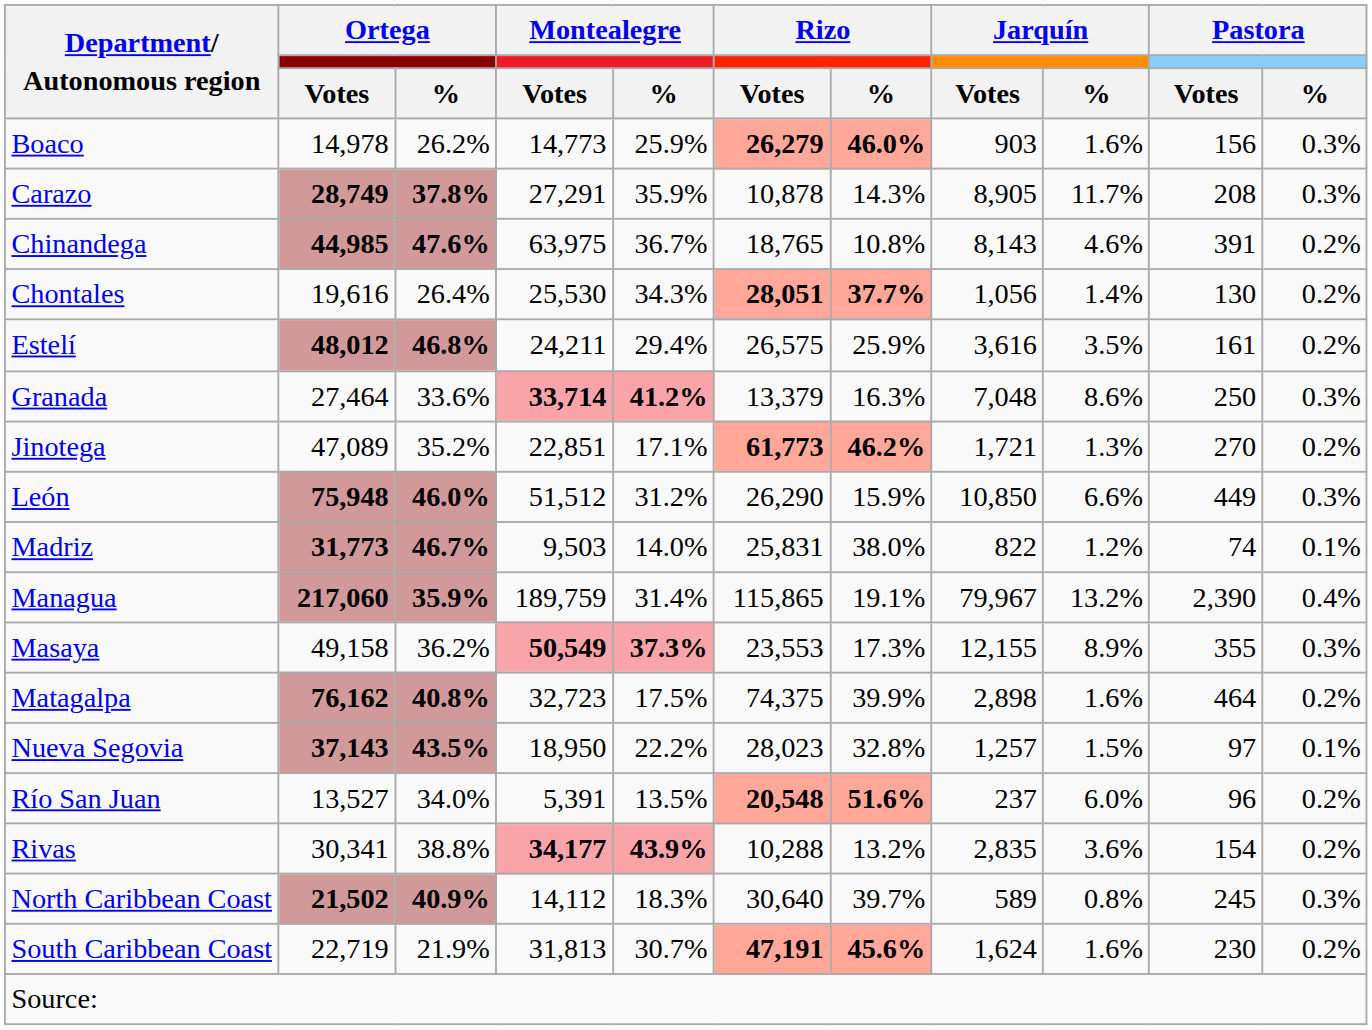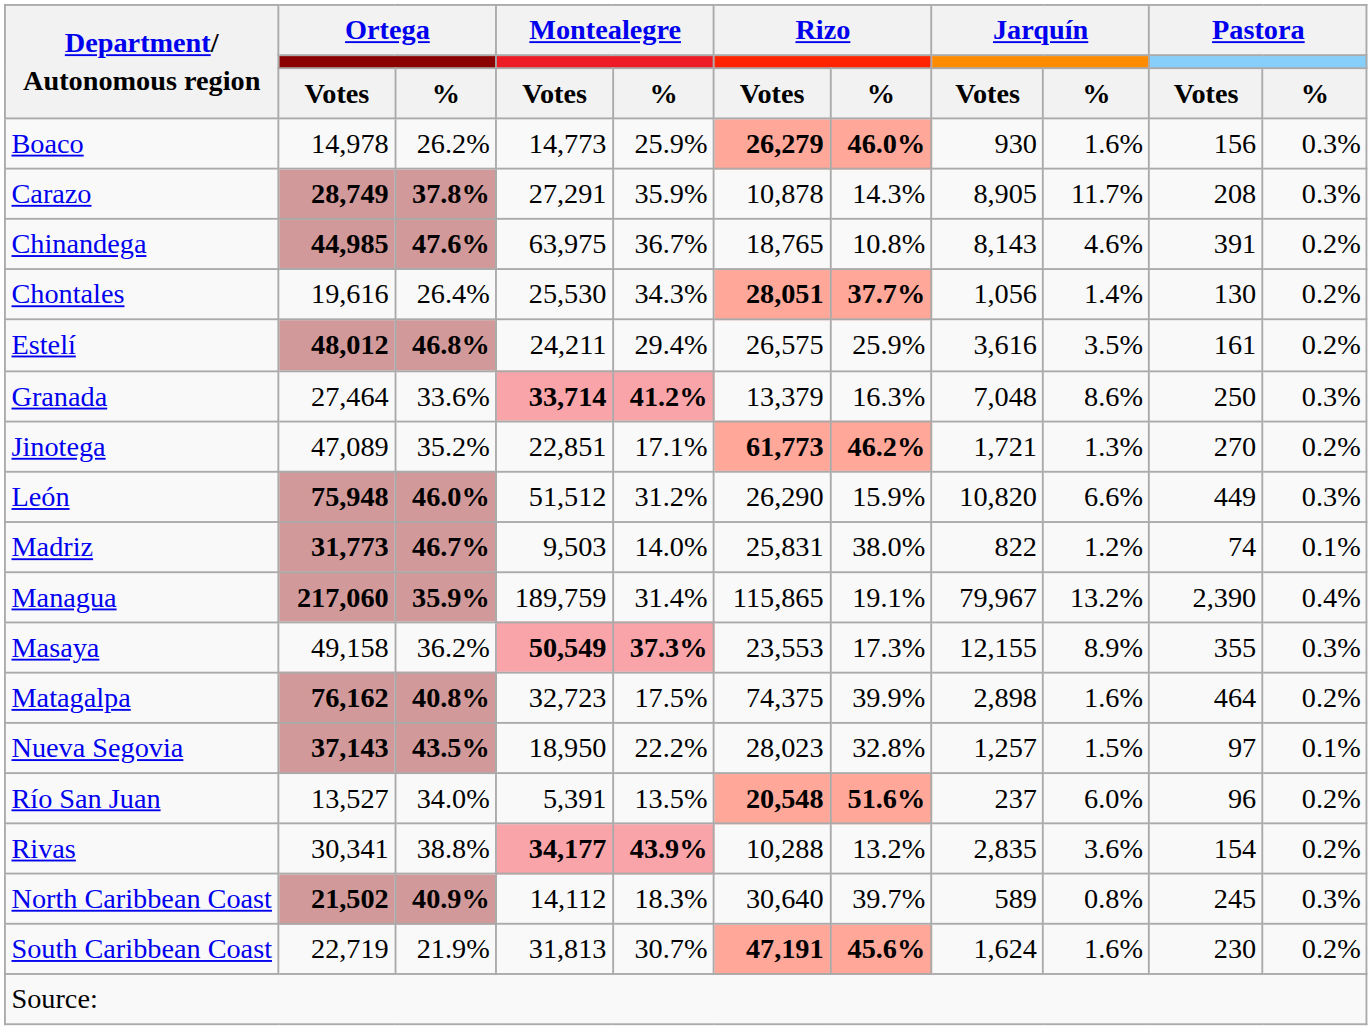(1016, 143) 903 -> (1016, 143) 930
(998, 496) 10,850 -> (998, 496) 10,820
